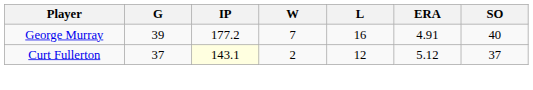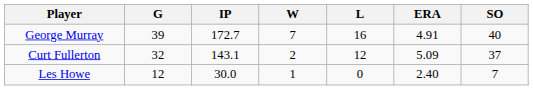(225, 34) 177.2 -> (225, 34) 172.7
(158, 54) 37 -> (158, 54) 32
(225, 54) lightyellow background -> (225, 54) no background
(427, 54) 5.12 -> (427, 54) 5.09
+ row: (64, 74)
